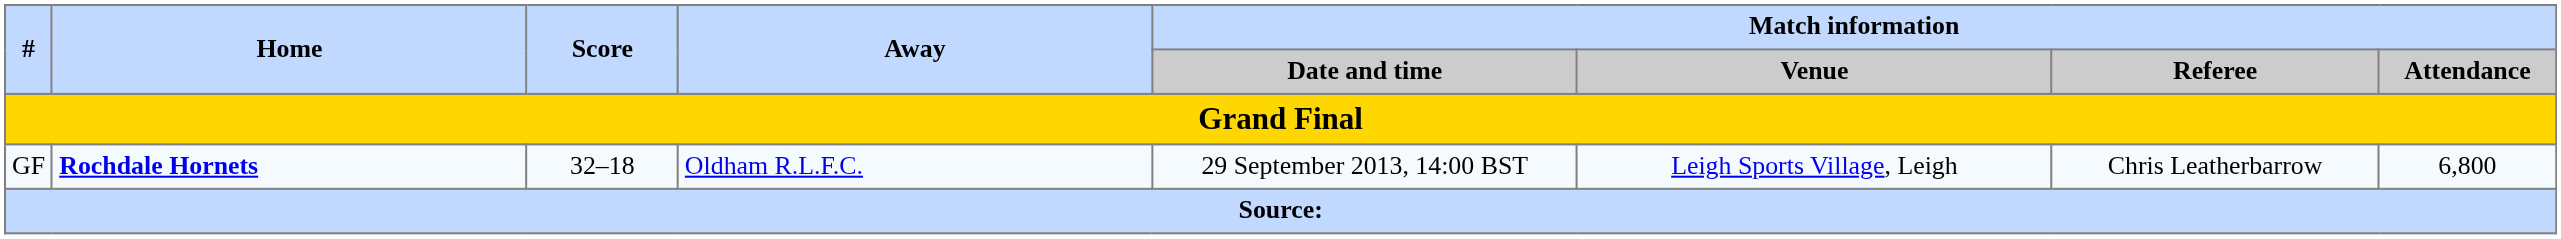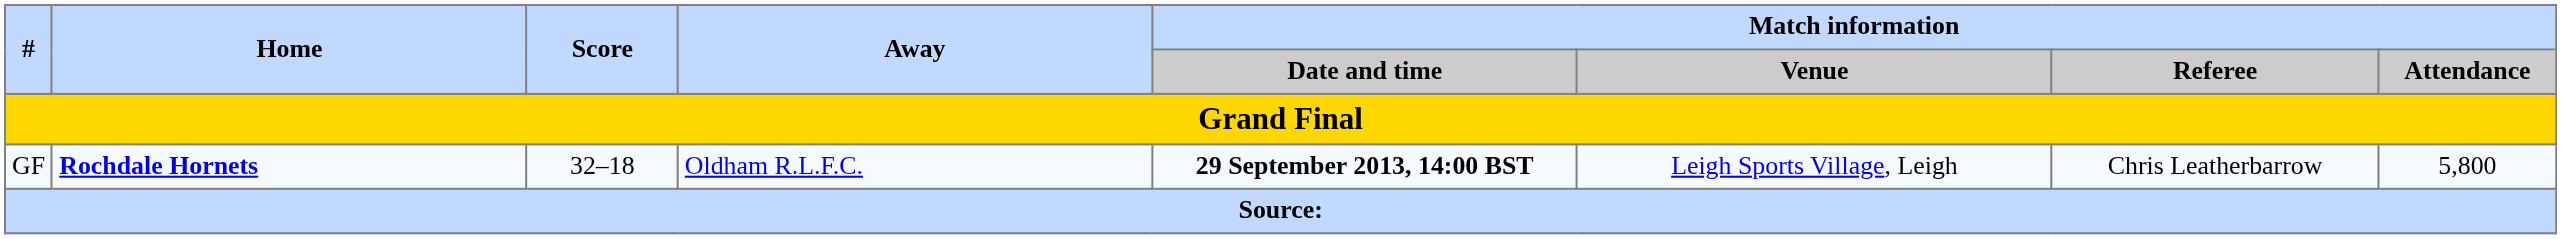(1365, 166) normal -> (1365, 166) bold
(2467, 166) 6,800 -> (2467, 166) 5,800
